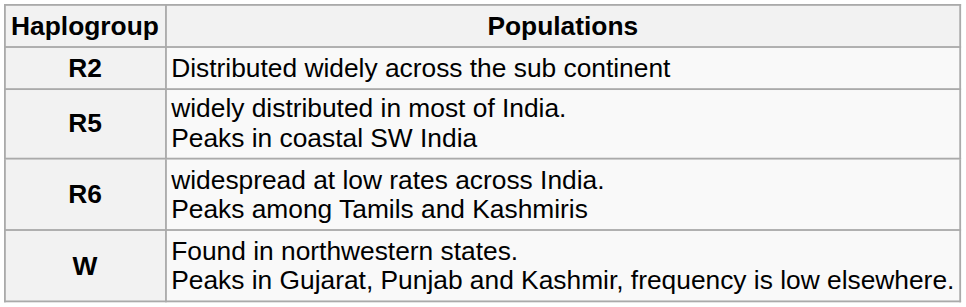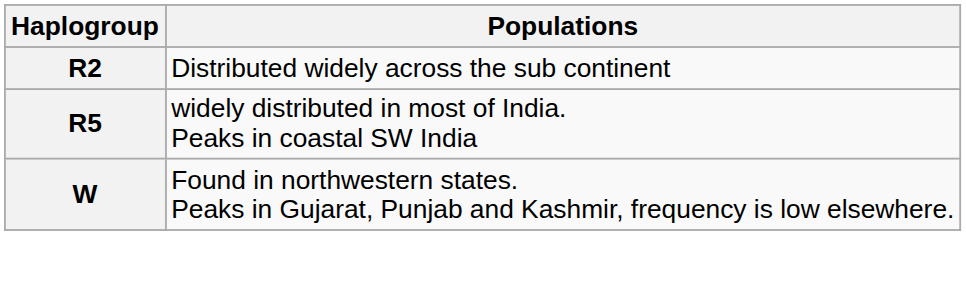- row: (85, 195)
